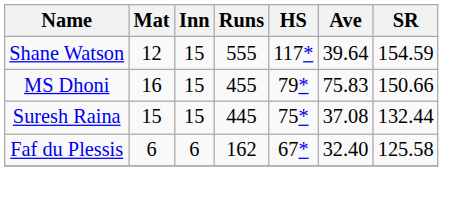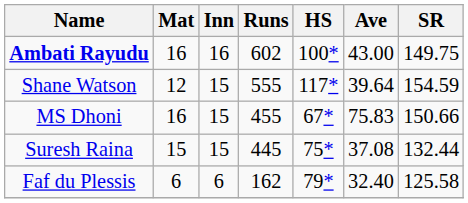+ row: (79, 52)
(293, 85) 79* -> (318, 117) 67*
(293, 149) 67* -> (318, 181) 79*
